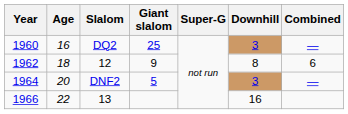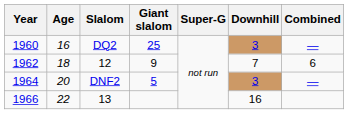(255, 63) 8 -> (255, 63) 7
